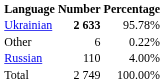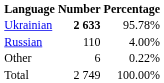rows swapped: (23, 58) <-> (18, 42)
